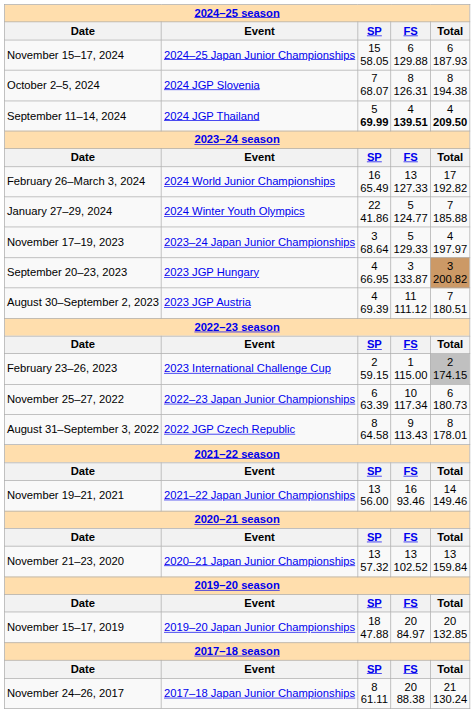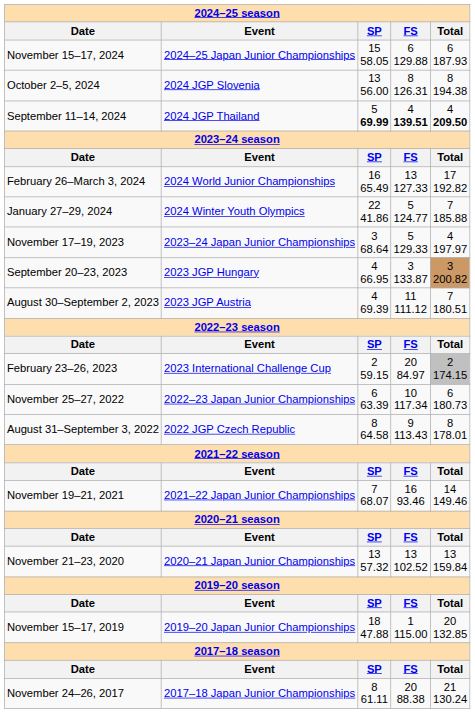(374, 85) 7 68.07 -> (374, 85) 13 56.00
(411, 369) 1 115.00 -> (411, 369) 20 84.97
(374, 495) 13 56.00 -> (374, 495) 7 68.07
(411, 627) 20 84.97 -> (411, 627) 1 115.00
